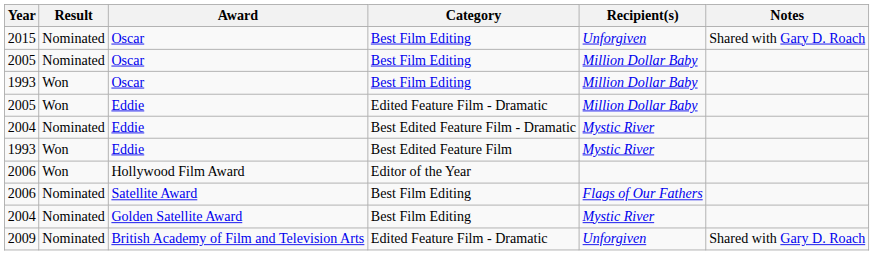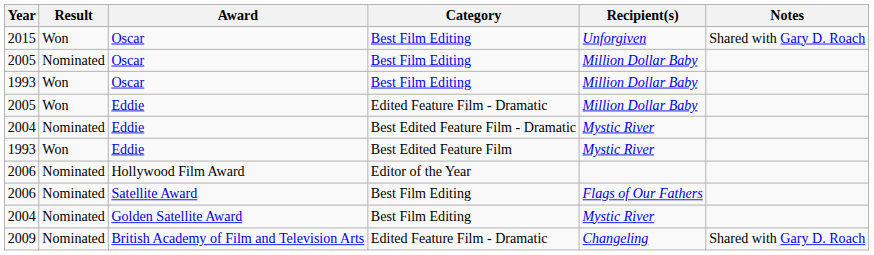(74, 37) Nominated -> (55, 37) Won
(55, 171) Won -> (74, 171) Nominated
(614, 238) Unforgiven -> (615, 238) Changeling
